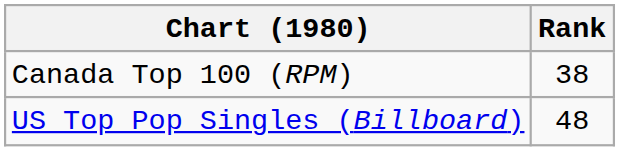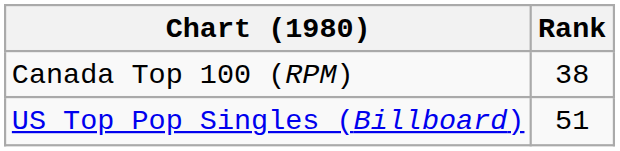(572, 121) 48 -> (572, 121) 51
